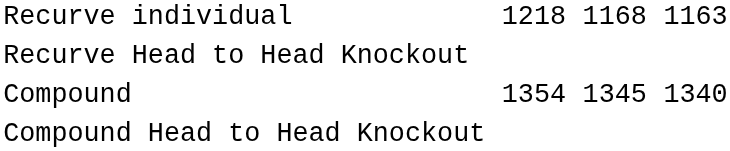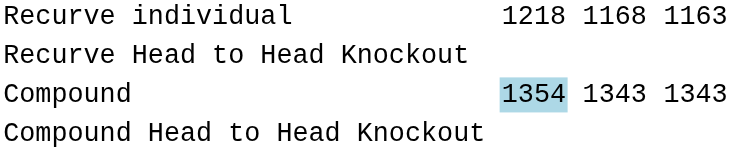(534, 95) no background -> (534, 95) lightblue background
(615, 95) 1345 -> (615, 95) 1343
(696, 95) 1340 -> (696, 95) 1343
